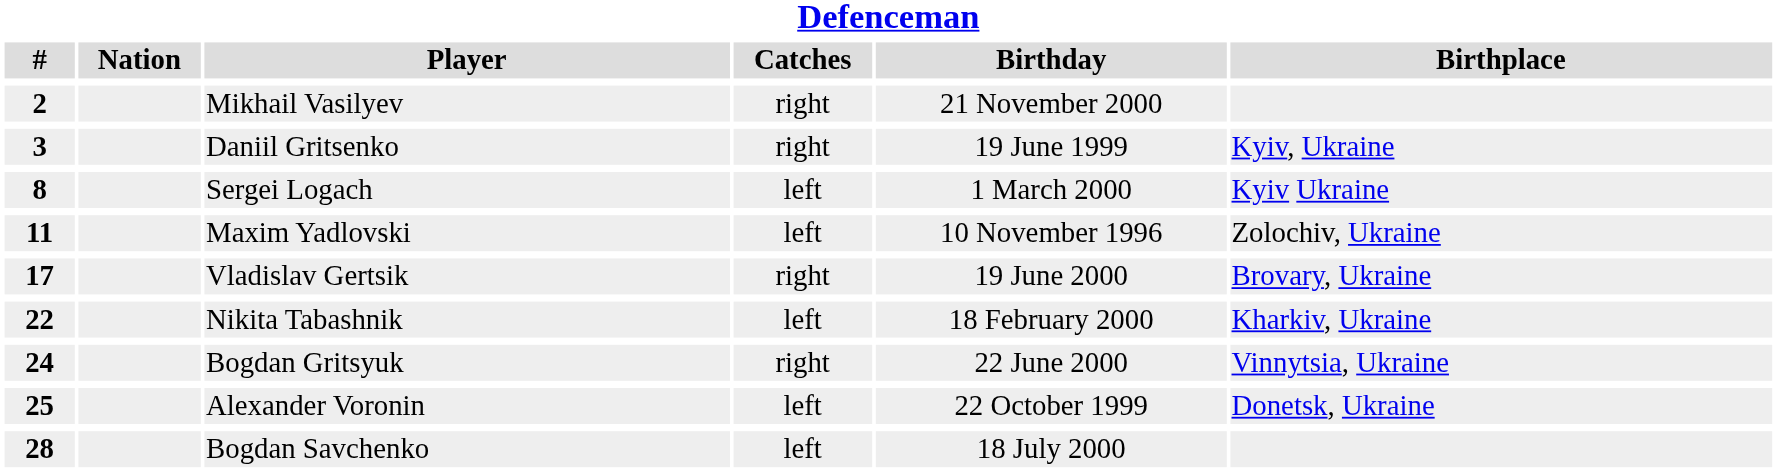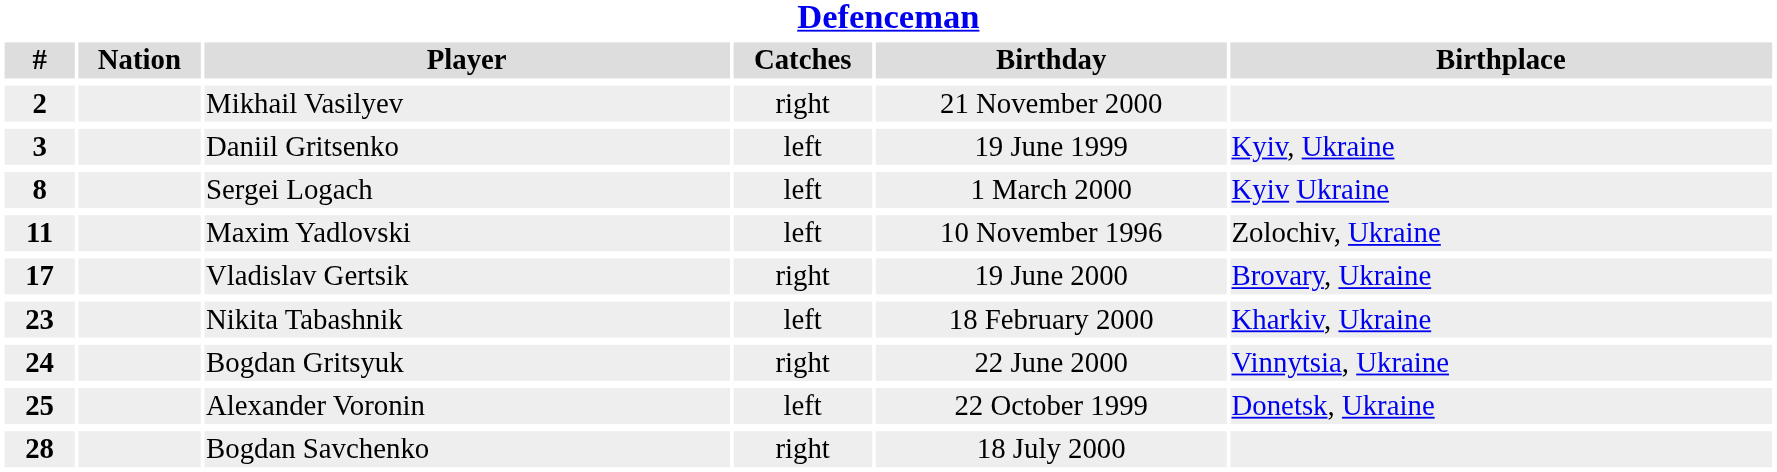(803, 146) right -> (803, 146) left
(40, 319) 22 -> (40, 319) 23
(803, 448) left -> (803, 448) right
